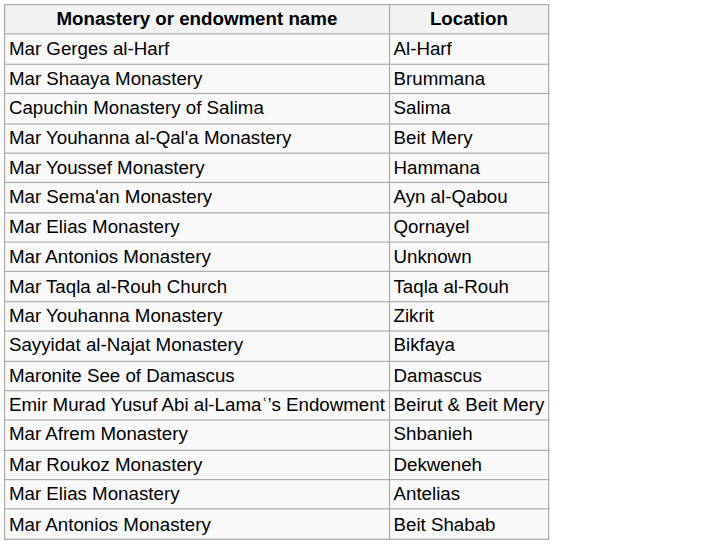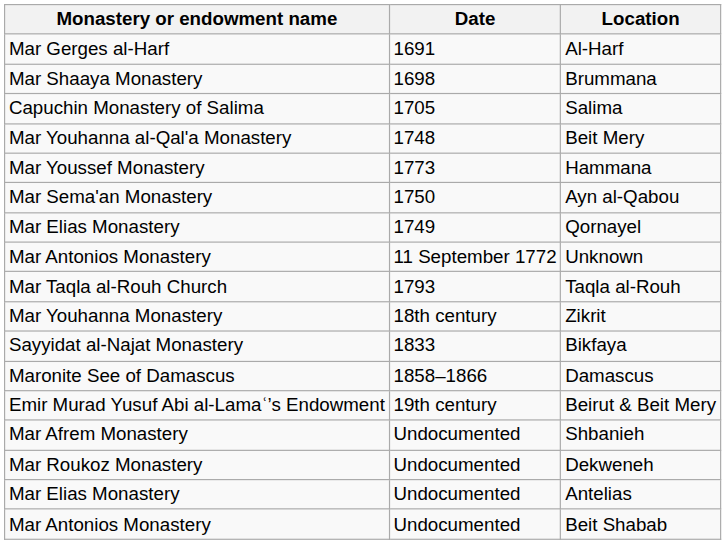+ column: (475, 19)
